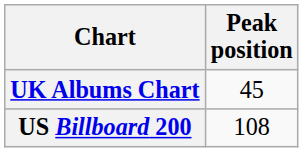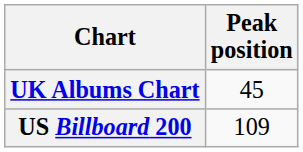(252, 127) 108 -> (252, 127) 109
